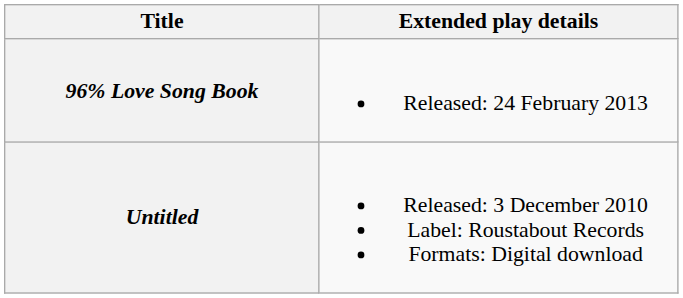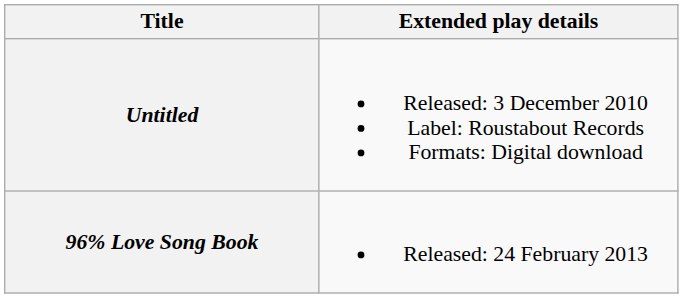rows swapped: (162, 217) <-> (162, 90)
